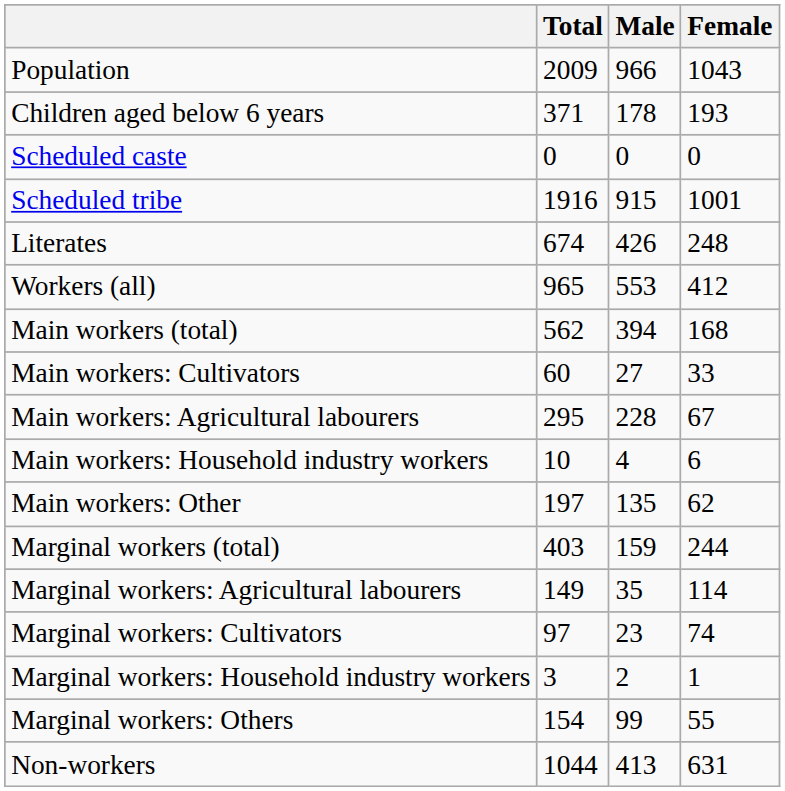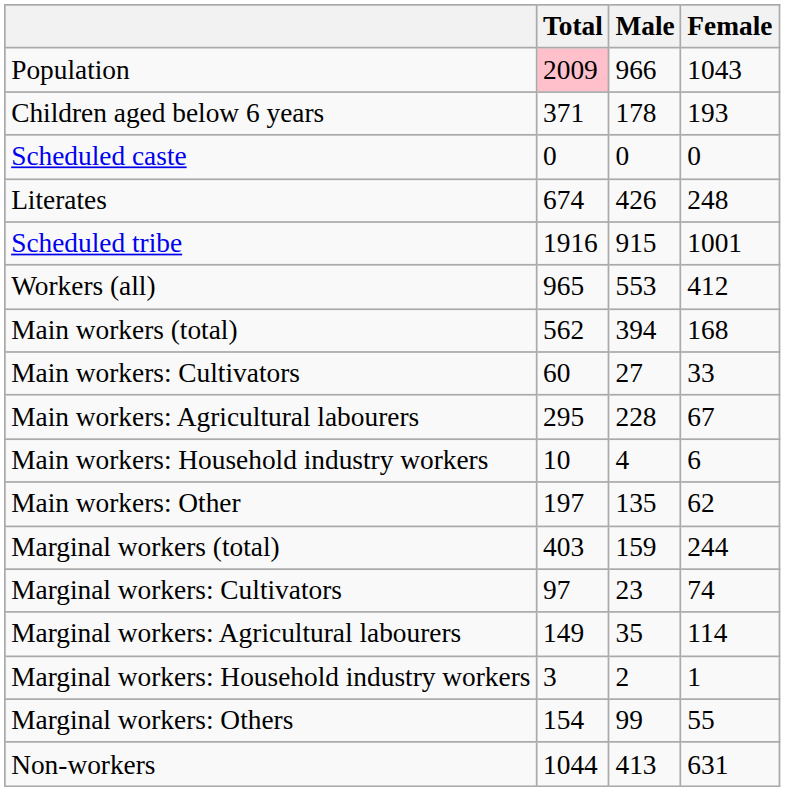(570, 69) no background -> (570, 69) pink background
rows swapped: (97, 199) <-> (59, 243)
rows swapped: (177, 633) <-> (236, 590)
